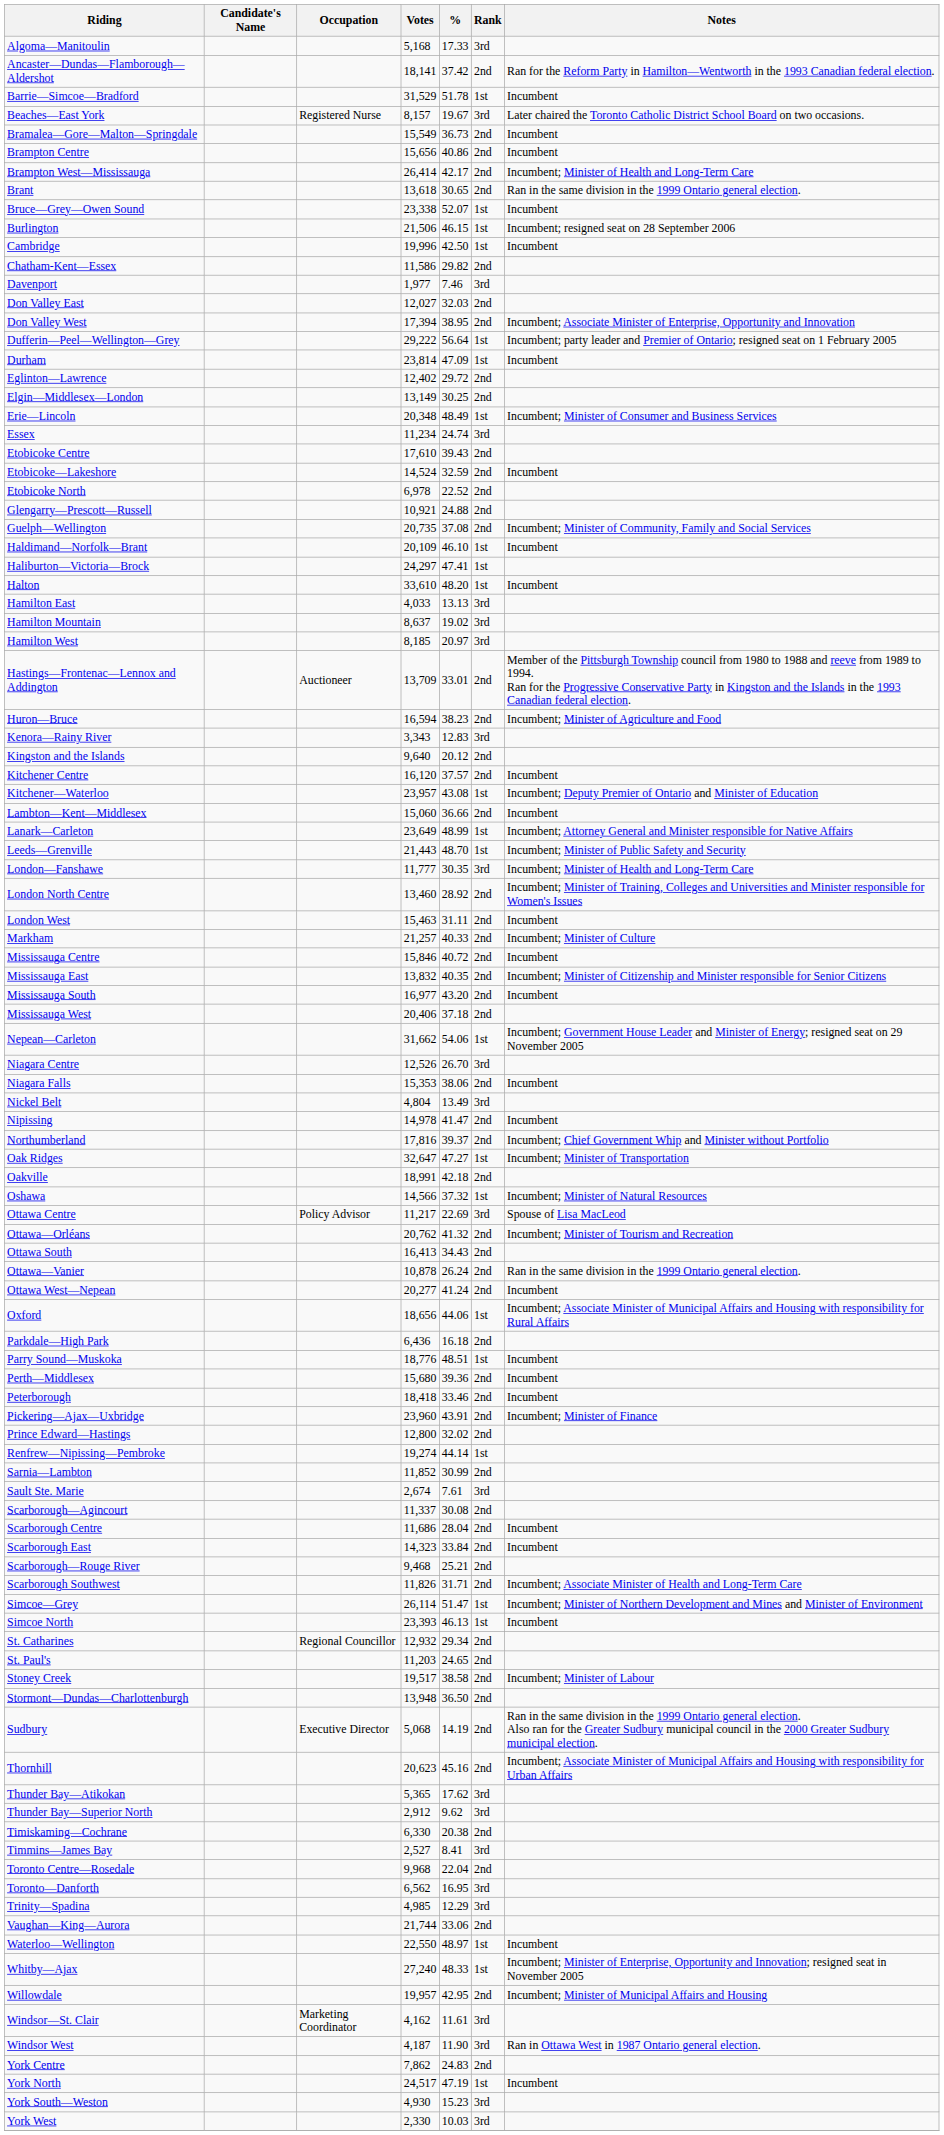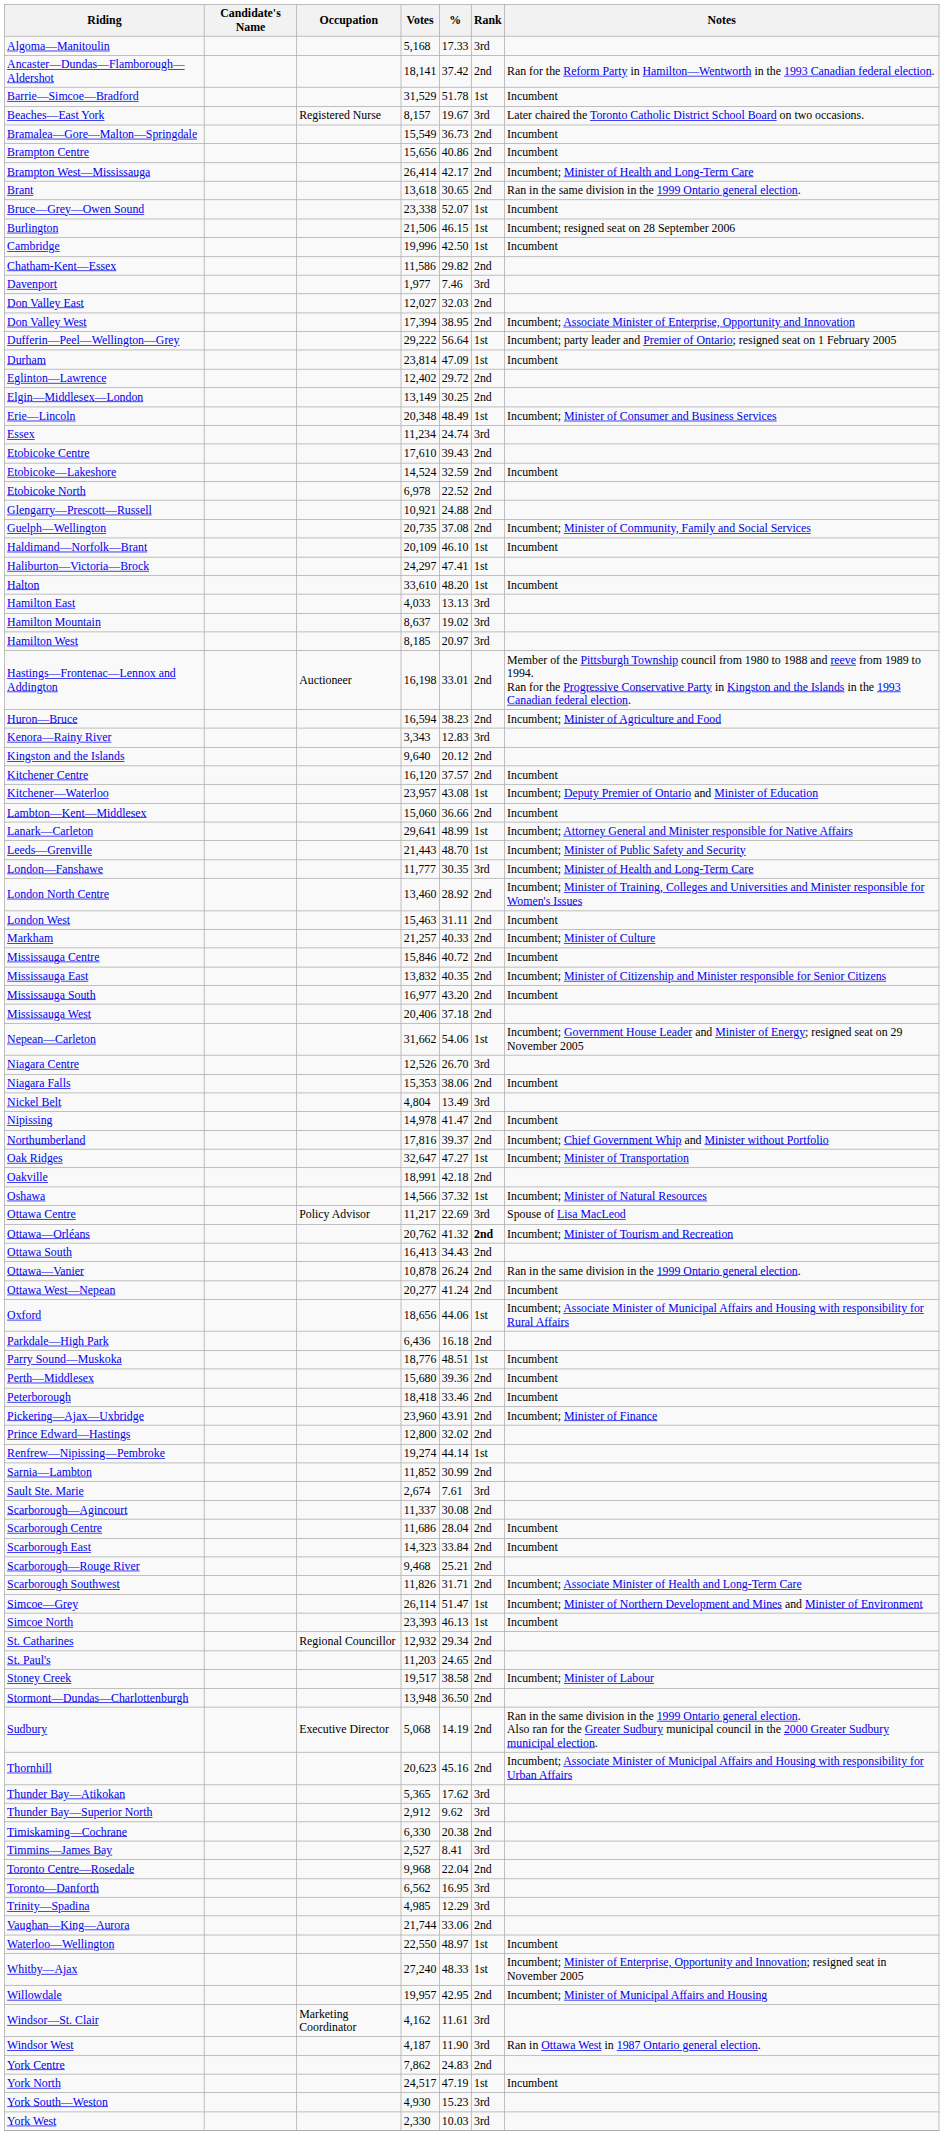(420, 680) 13,709 -> (420, 680) 16,198
(420, 831) 23,649 -> (420, 831) 29,641
(483, 1233) normal -> (484, 1233) bold
